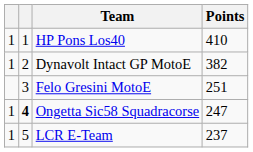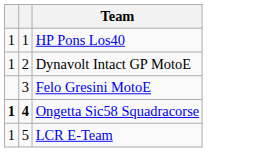- column: (225, 16)
(11, 111) normal -> (11, 111) bold
